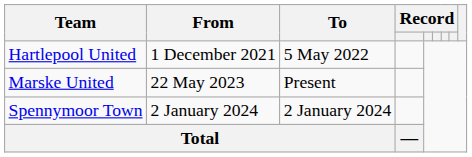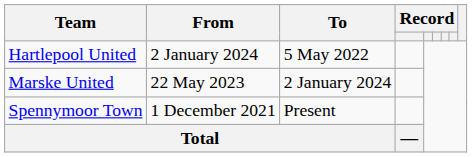(213, 54) 1 December 2021 -> (204, 54) 2 January 2024
(310, 82) Present -> (338, 82) 2 January 2024
(204, 110) 2 January 2024 -> (213, 110) 1 December 2021
(338, 110) 2 January 2024 -> (310, 110) Present
